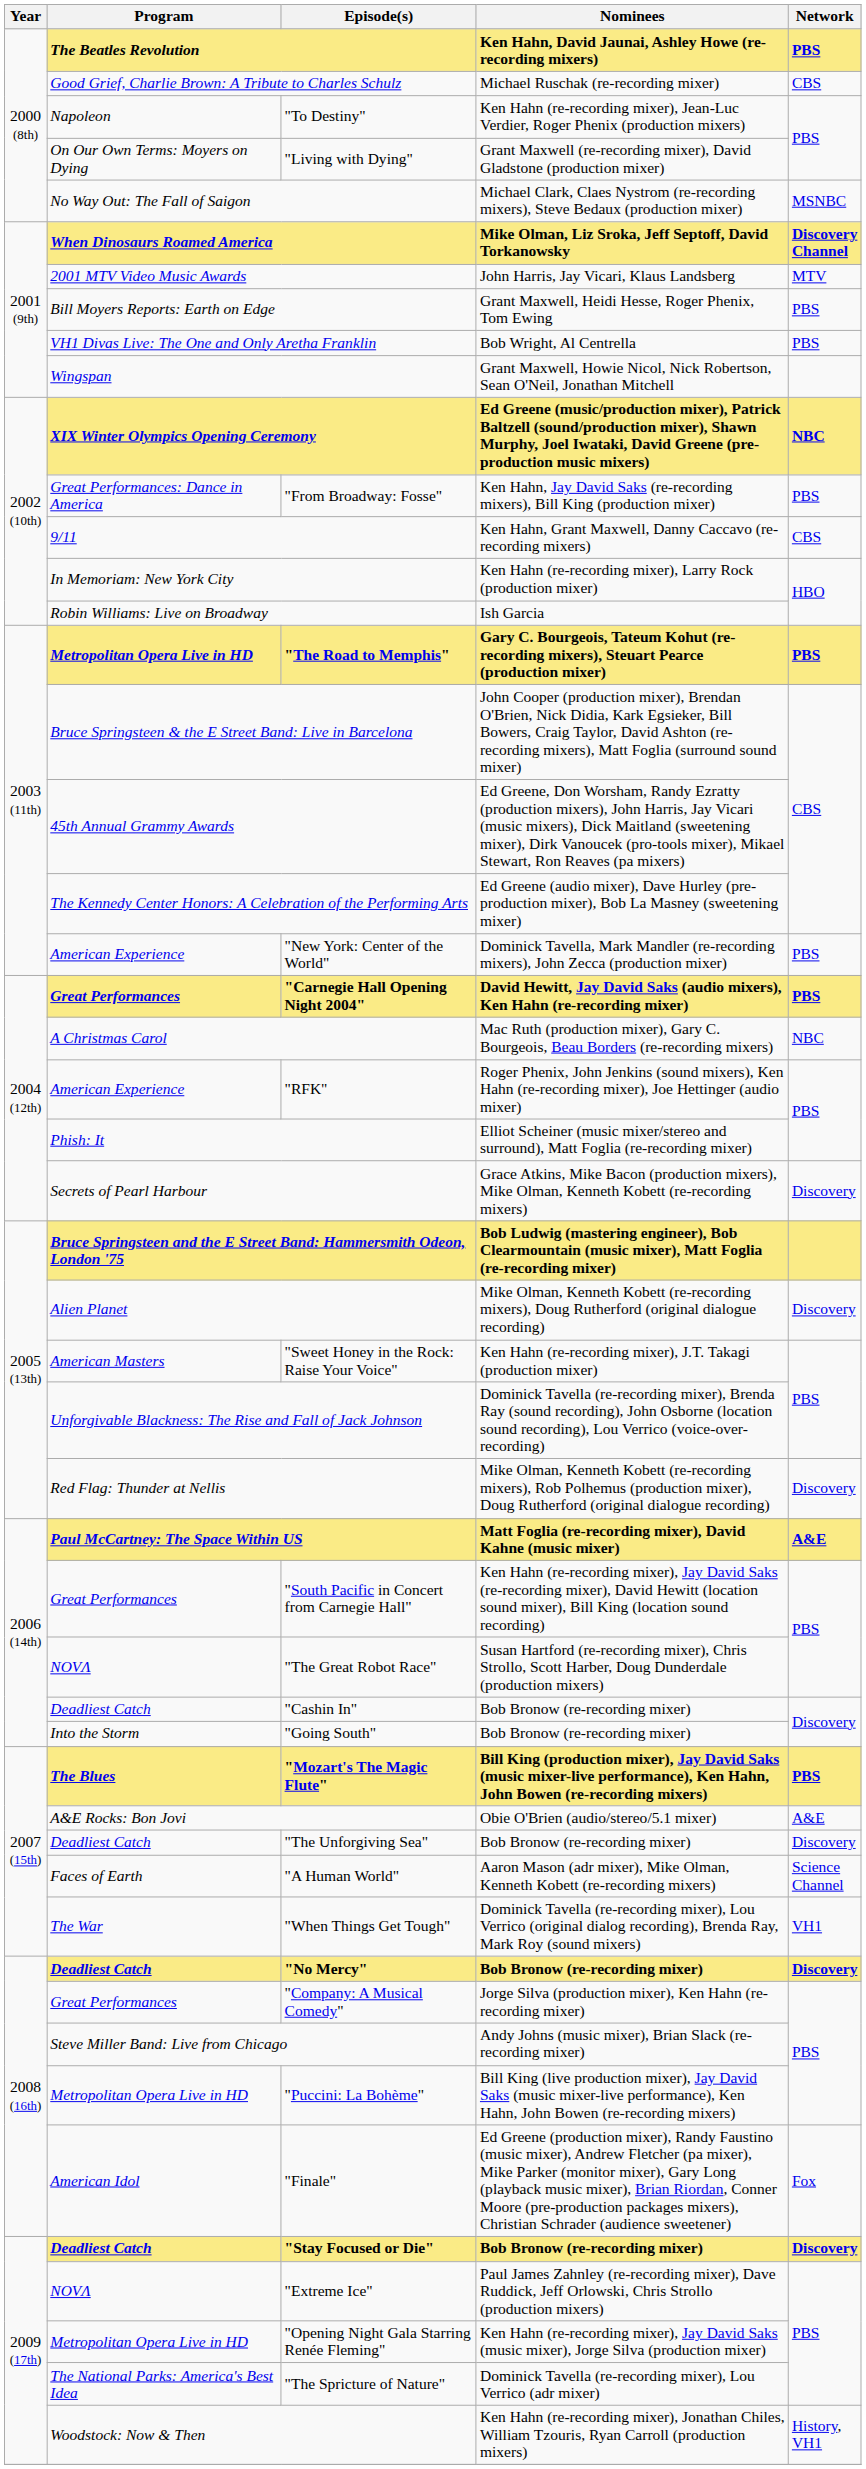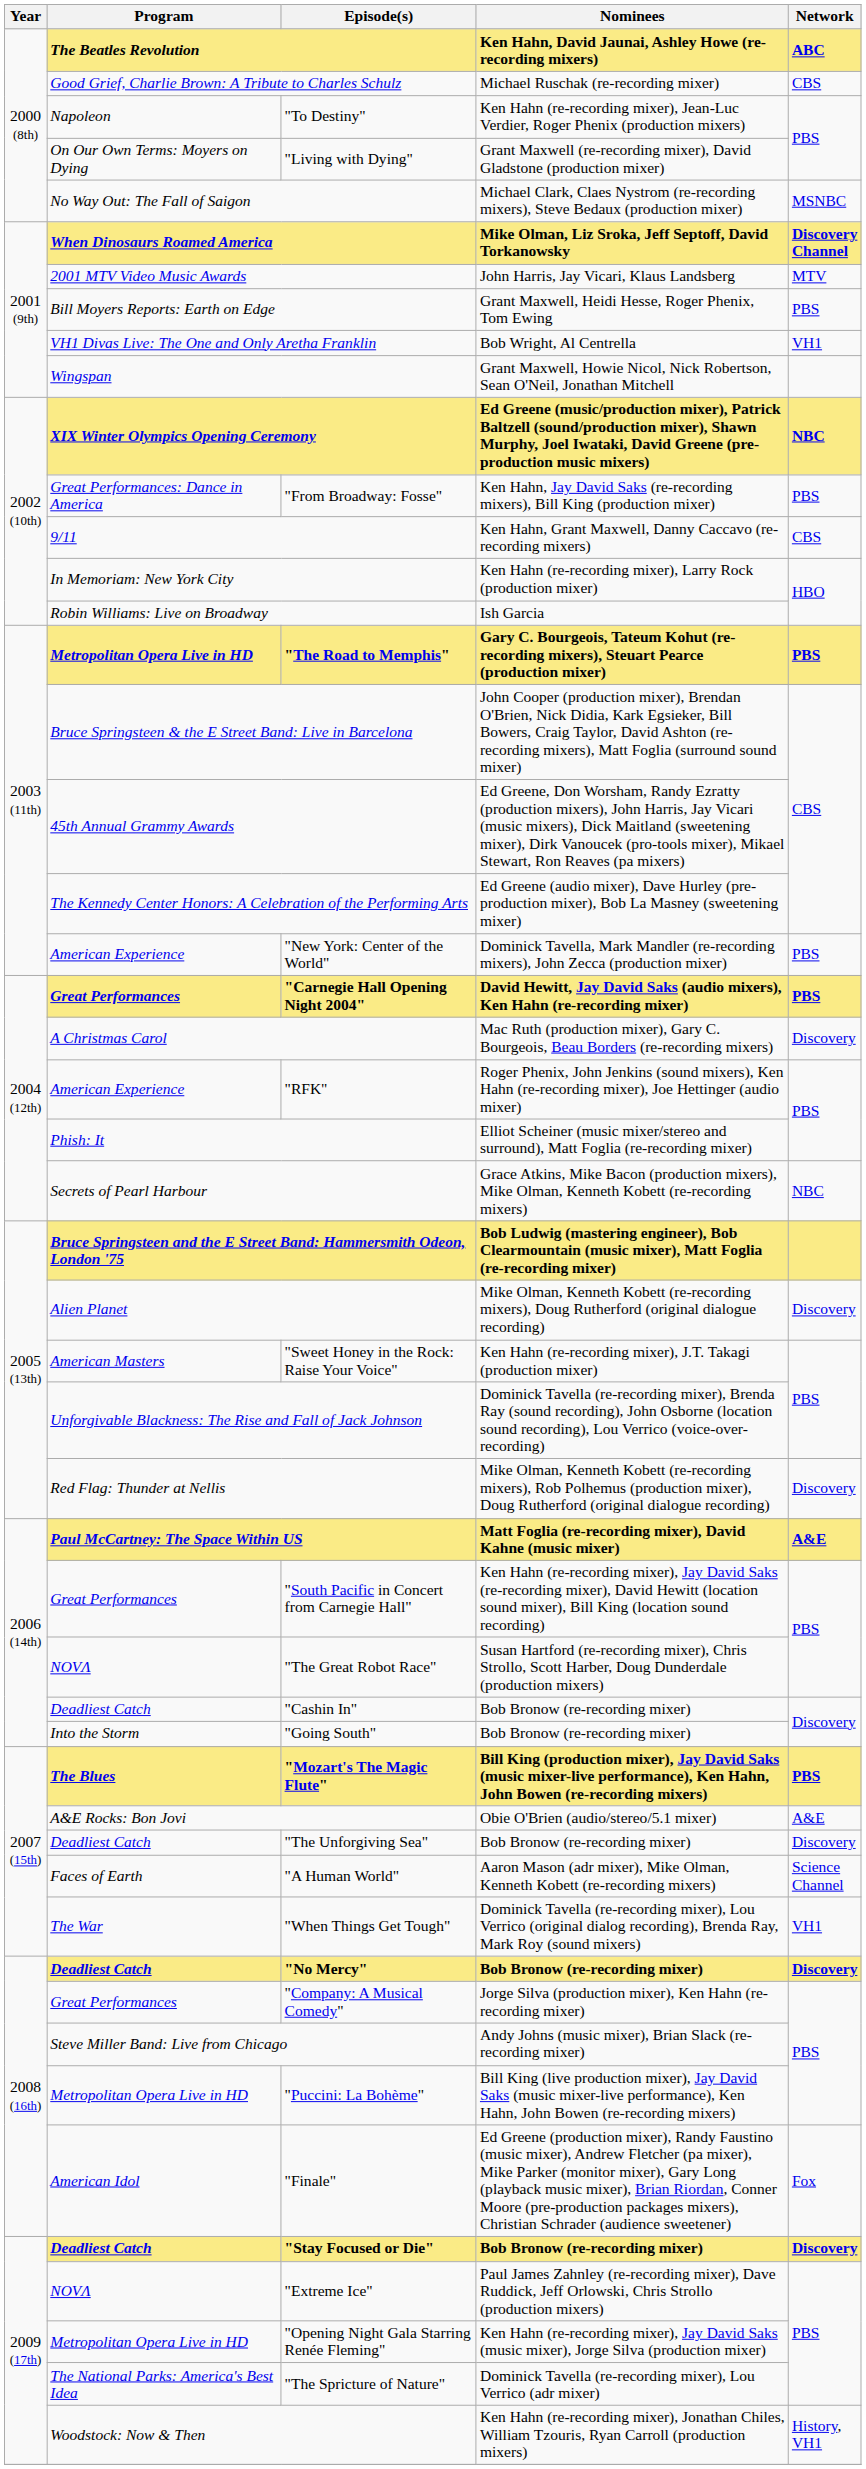(806, 50) PBS -> (808, 50) ABC
(806, 343) PBS -> (807, 343) VH1
(808, 1038) NBC -> (824, 1038) Discovery
(824, 1190) Discovery -> (808, 1190) NBC
